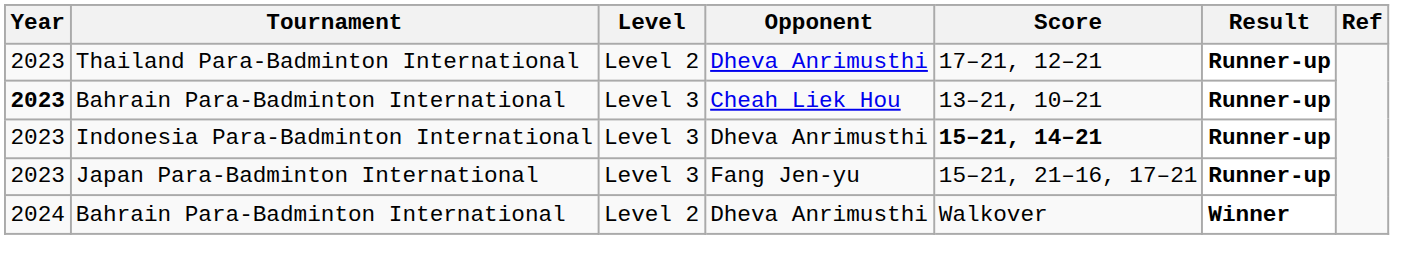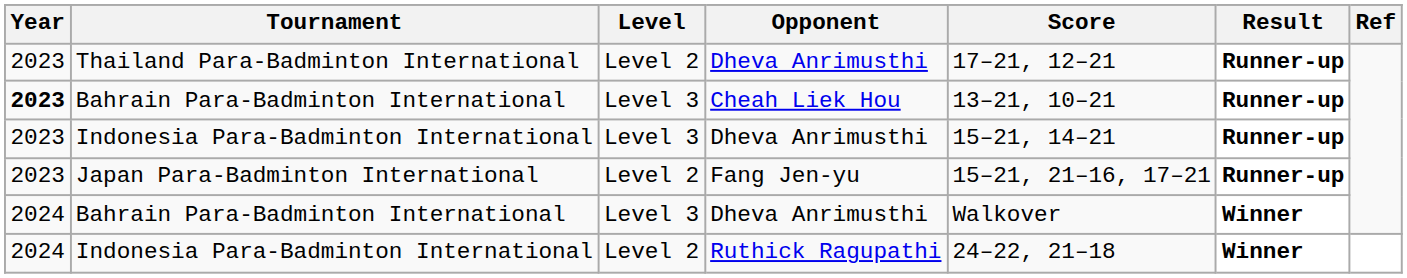(1020, 138) bold -> (1034, 138) normal
(652, 176) Level 3 -> (652, 176) Level 2
(652, 214) Level 2 -> (652, 214) Level 3
+ row: (334, 253)
